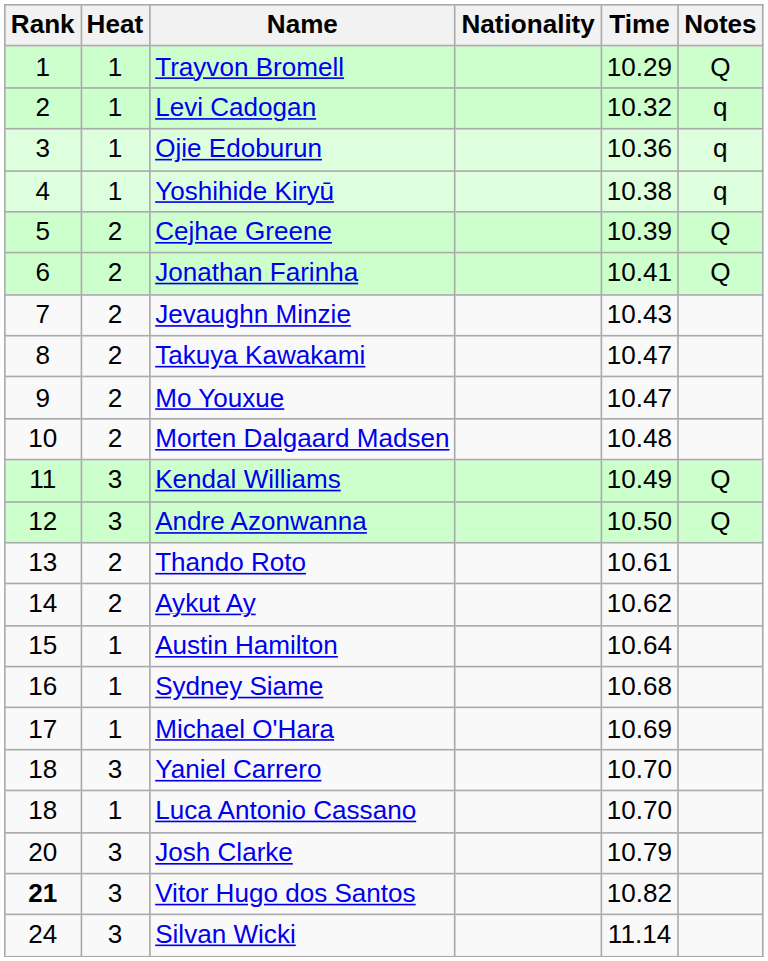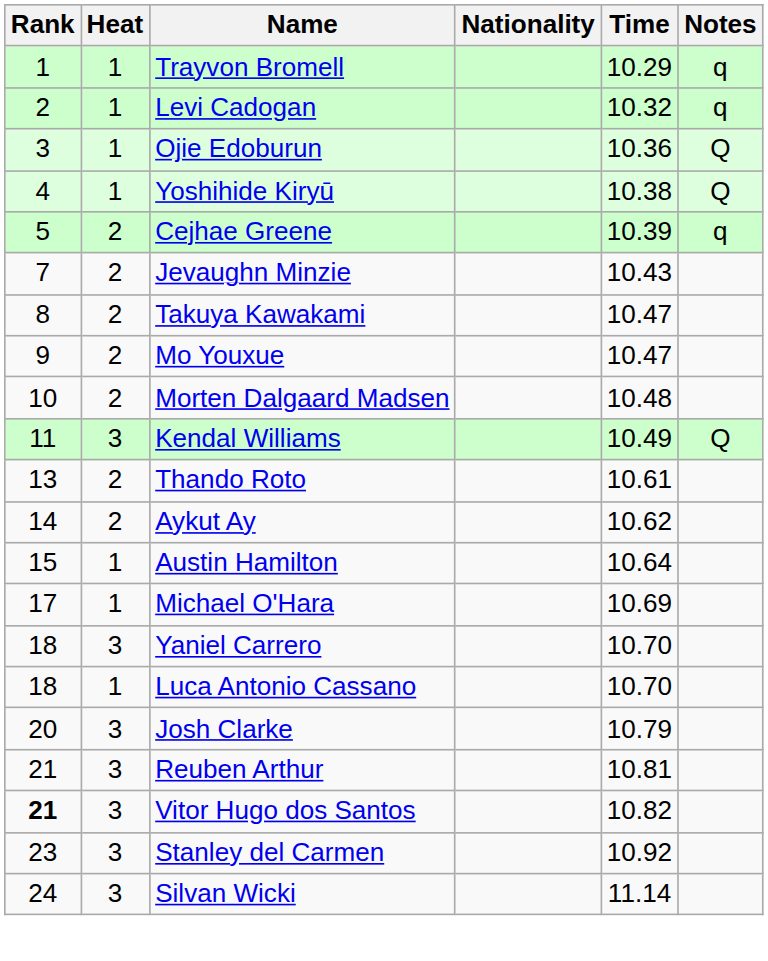(720, 66) Q -> (720, 66) q
(720, 149) q -> (720, 149) Q
(720, 190) q -> (720, 190) Q
(720, 231) Q -> (720, 231) q
- row: (257, 273)
- row: (261, 521)
- row: (239, 686)
+ row: (239, 769)
+ row: (270, 852)
